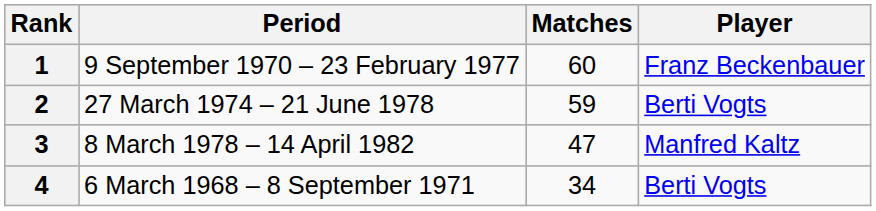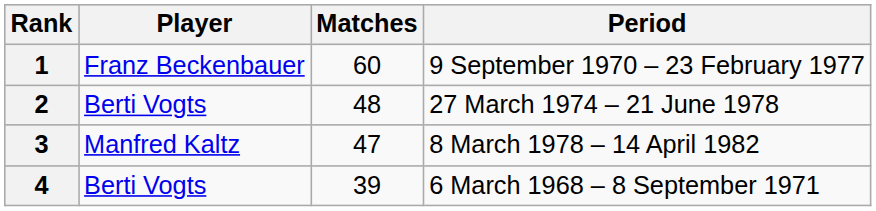columns swapped: (755, 24) <-> (302, 24)
(582, 104) 59 -> (367, 104) 48
(582, 184) 34 -> (367, 184) 39
